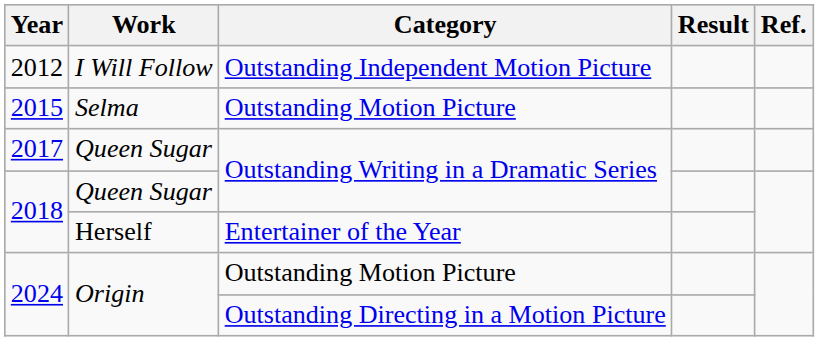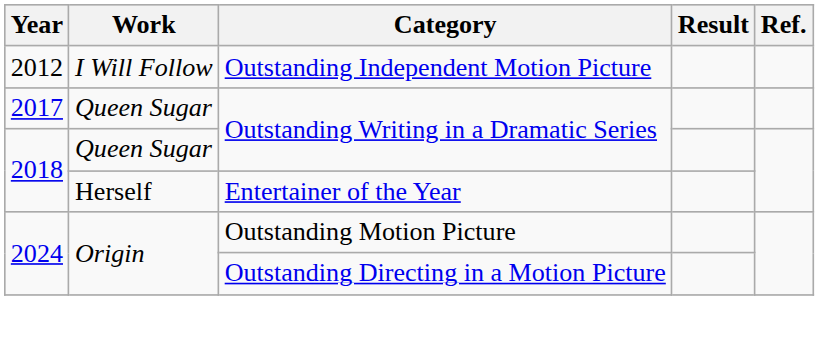- row: (37, 107)
